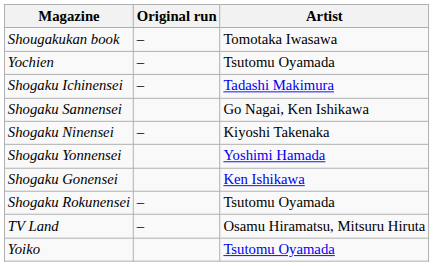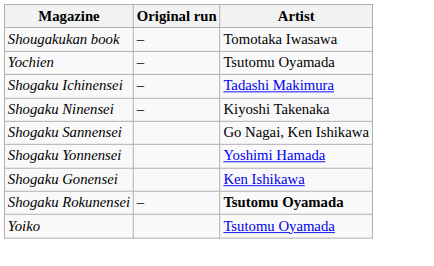rows swapped: (61, 132) <-> (65, 109)
(279, 202) normal -> (283, 202) bold
- row: (33, 226)
